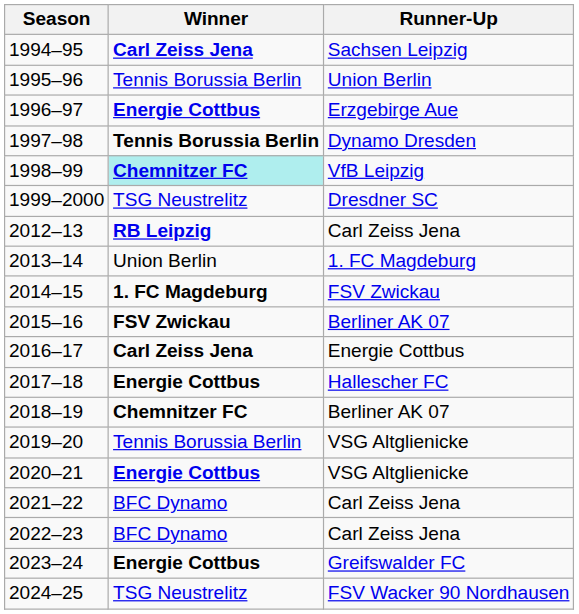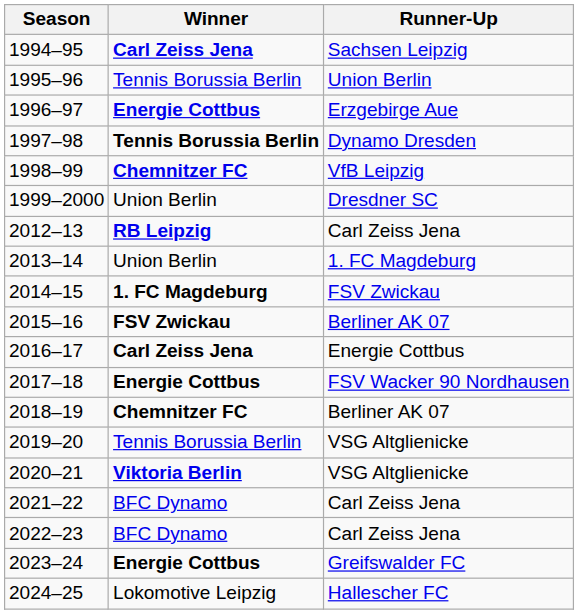(180, 170) paleturquoise background -> (180, 170) no background
(180, 200) TSG Neustrelitz -> (165, 200) Union Berlin
(388, 381) Hallescher FC -> (449, 381) FSV Wacker 90 Nordhausen
(187, 472) Energie Cottbus -> (177, 472) Viktoria Berlin
(180, 593) TSG Neustrelitz -> (195, 593) Lokomotive Leipzig
(449, 593) FSV Wacker 90 Nordhausen -> (388, 593) Hallescher FC
